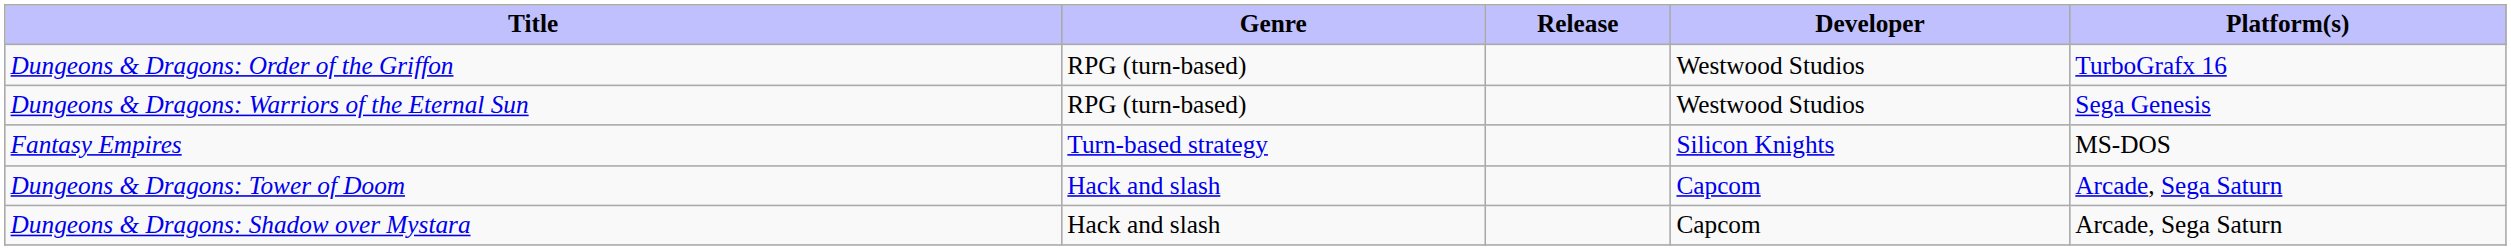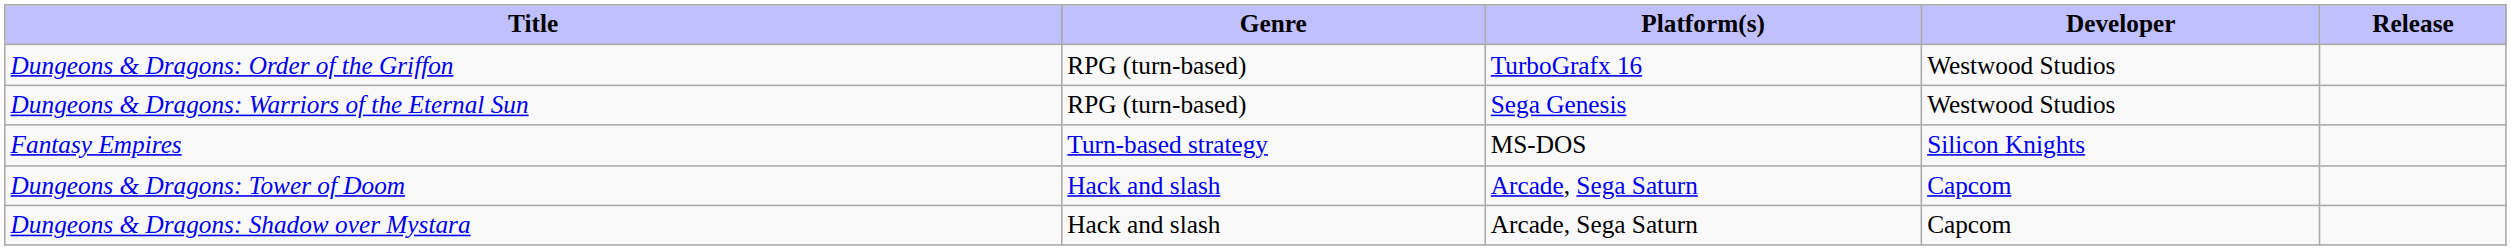columns swapped: (2288, 24) <-> (1578, 24)
